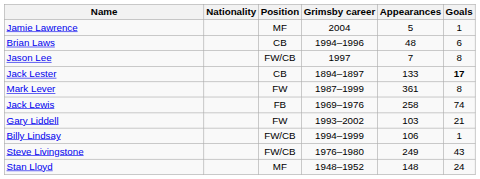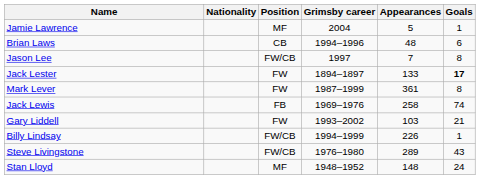(280, 74) CB -> (280, 74) FW
(410, 136) 106 -> (410, 136) 226
(410, 151) 249 -> (410, 151) 289
